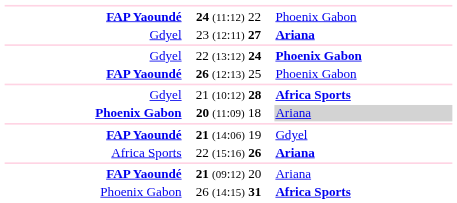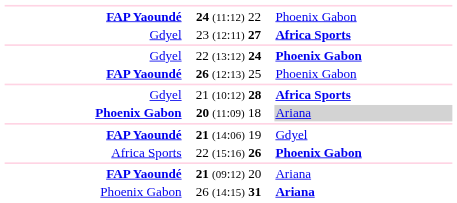(295, 34) Ariana -> (313, 34) Africa Sports
(295, 152) Ariana -> (319, 152) Phoenix Gabon
(313, 191) Africa Sports -> (295, 191) Ariana
